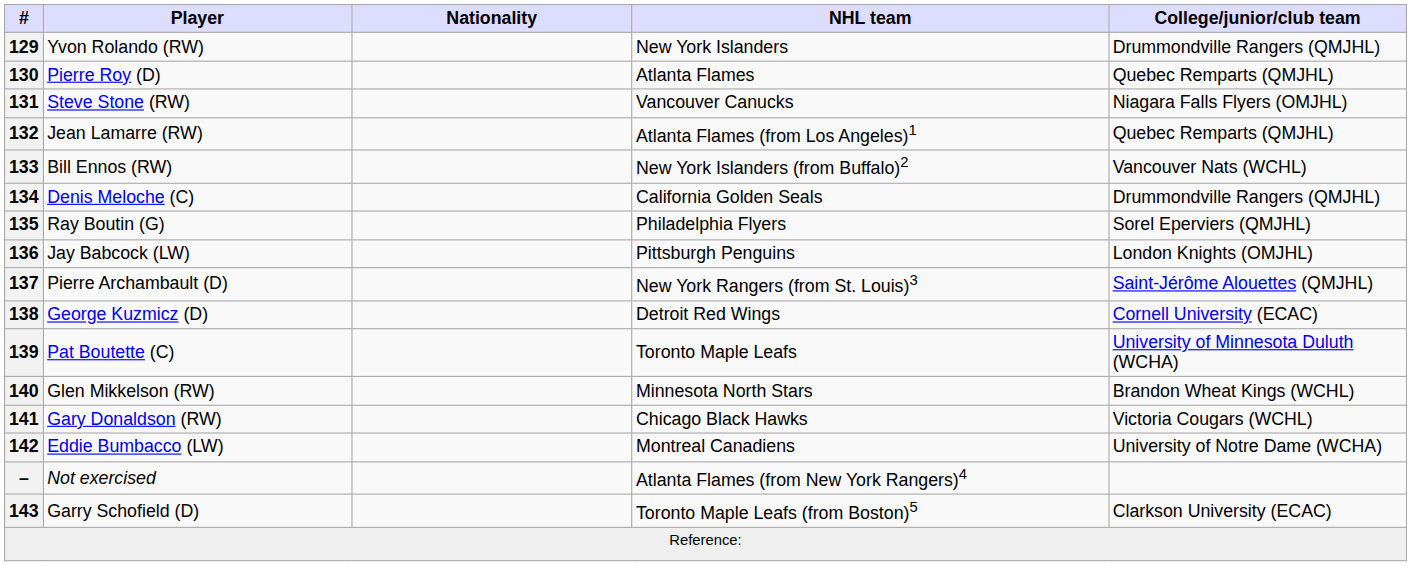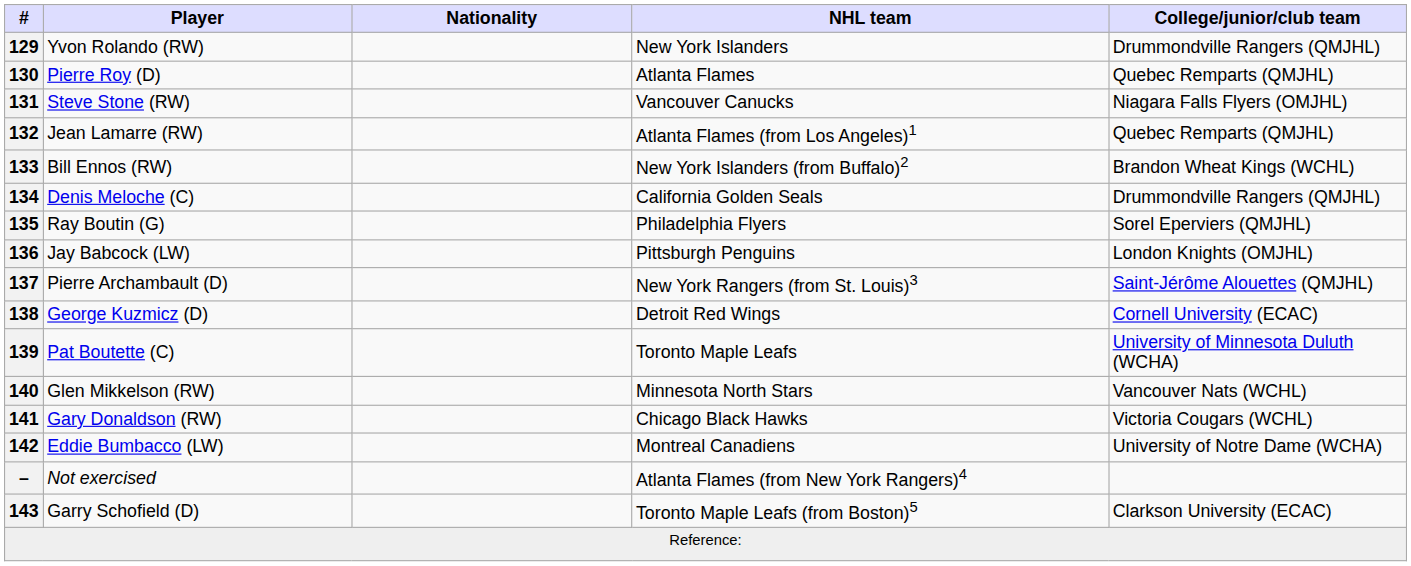(1210, 166) Vancouver Nats (WCHL) -> (1234, 166) Brandon Wheat Kings (WCHL)
(1234, 390) Brandon Wheat Kings (WCHL) -> (1210, 390) Vancouver Nats (WCHL)
